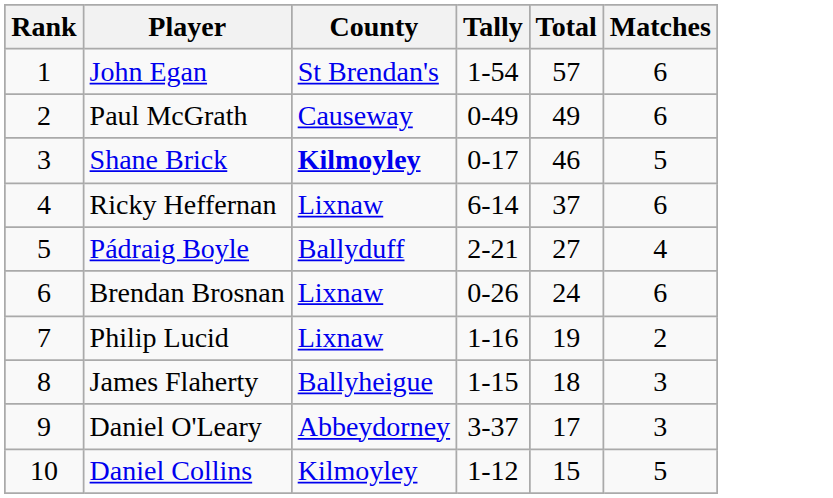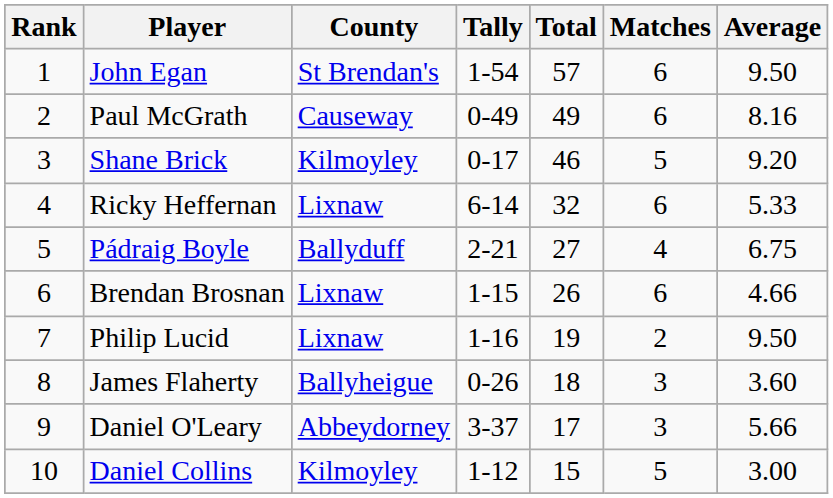+ column: (772, 26)
(359, 159) bold -> (358, 159) normal
(566, 204) 37 -> (566, 204) 32
(493, 293) 0-26 -> (493, 293) 1-15
(566, 293) 24 -> (566, 293) 26
(493, 381) 1-15 -> (493, 381) 0-26
